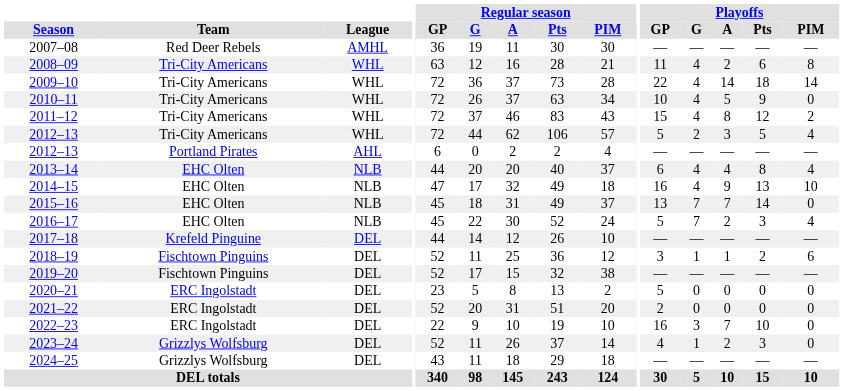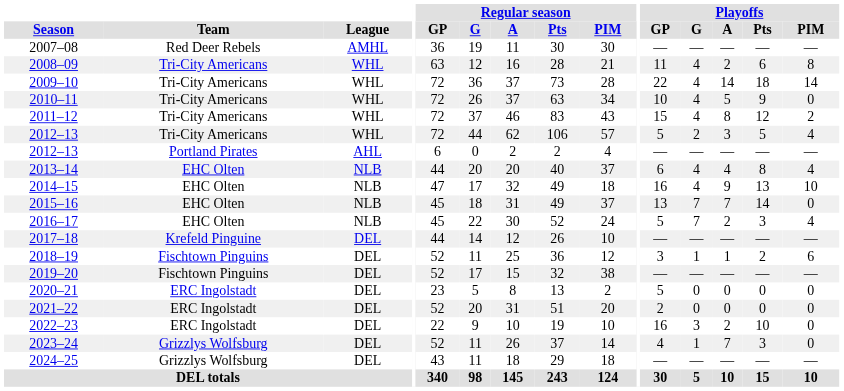(727, 325) 7 -> (727, 325) 2
(727, 343) 2 -> (727, 343) 7
